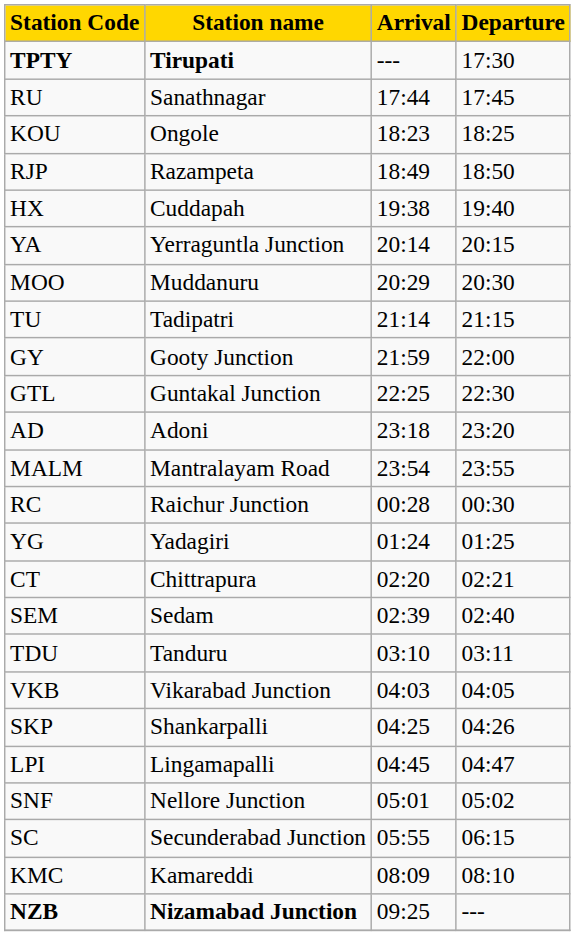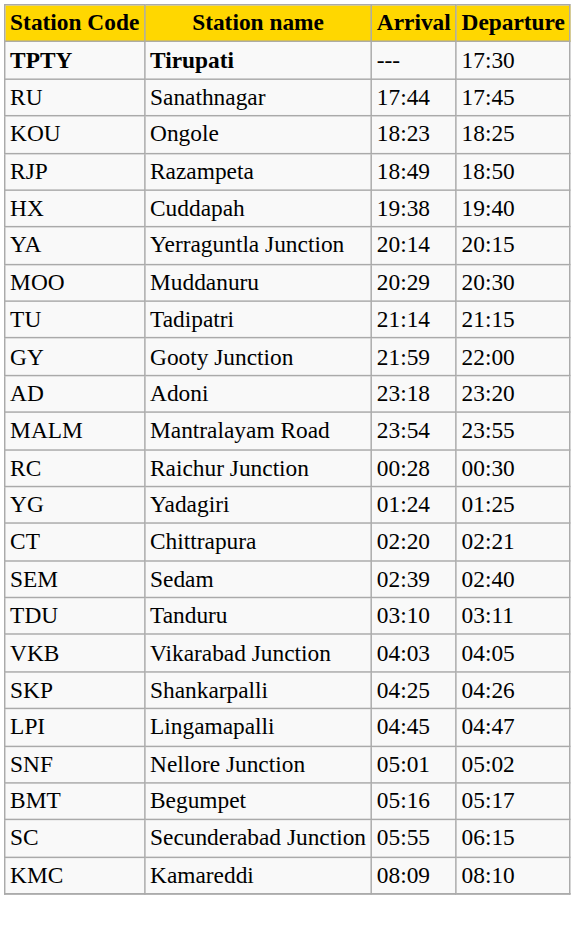- row: (33, 393)
+ row: (35, 801)
- row: (34, 912)
